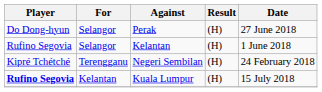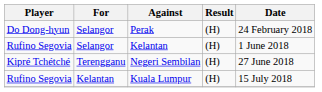(268, 29) 27 June 2018 -> (275, 29) 24 February 2018
(278, 62) 24 February 2018 -> (266, 62) 27 June 2018
(40, 78) bold -> (39, 78) normal
